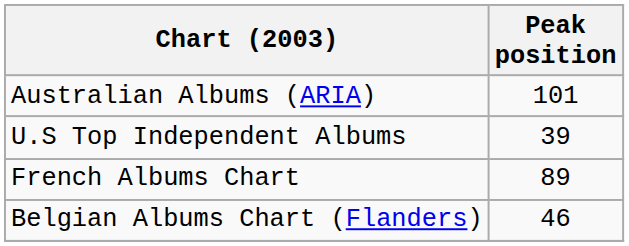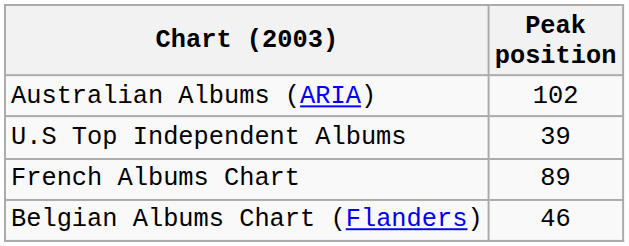(556, 96) 101 -> (556, 96) 102
